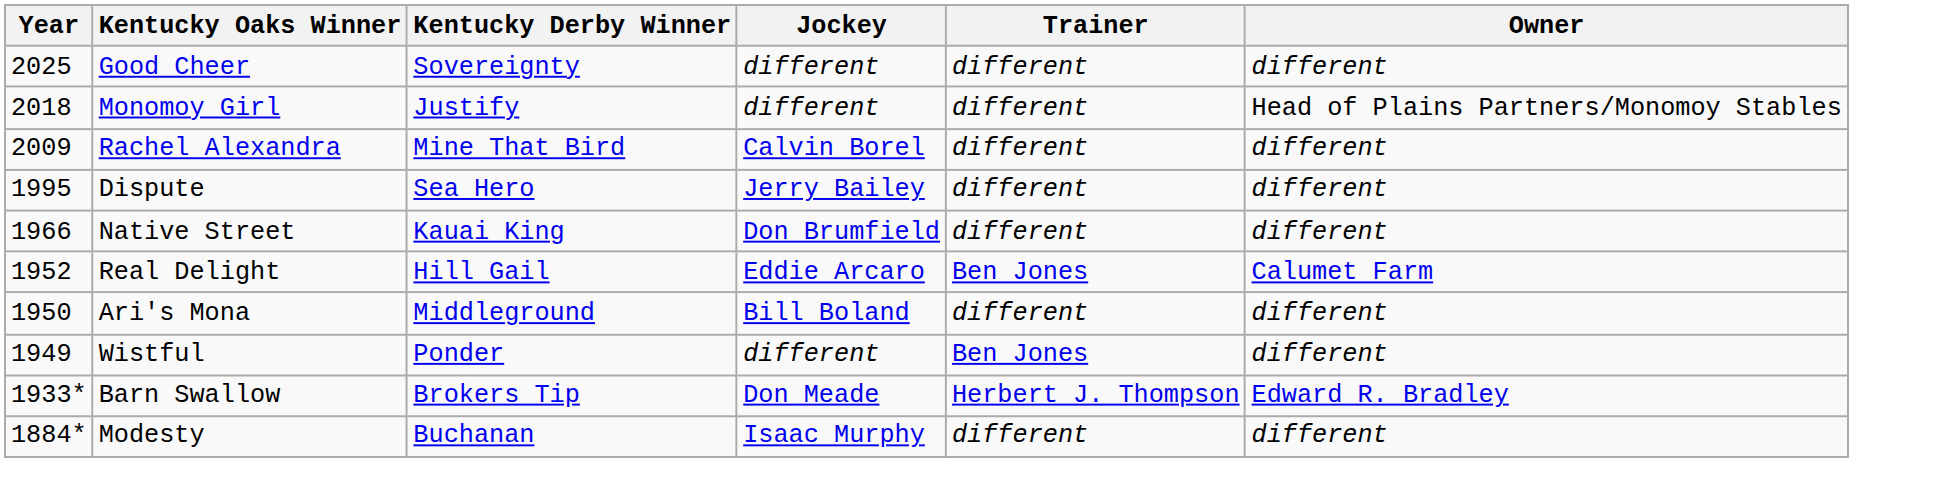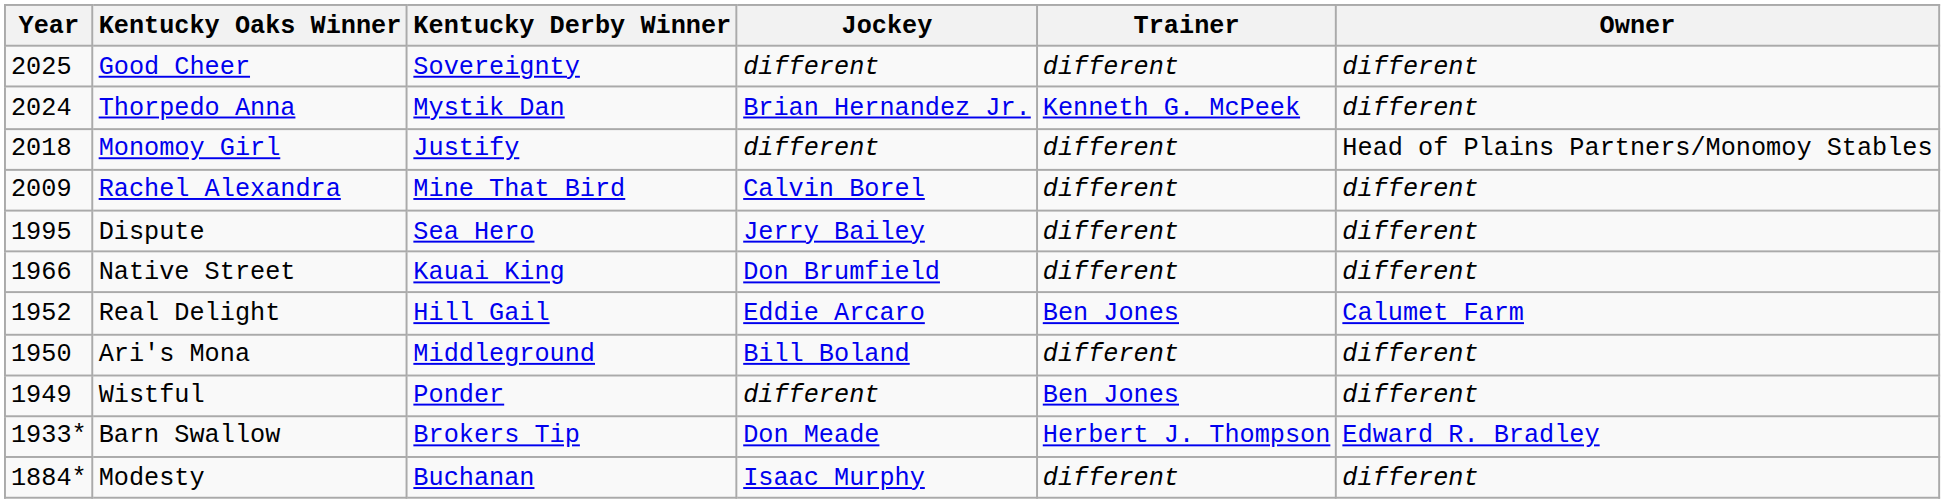+ row: (197, 108)
